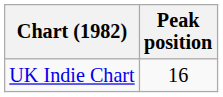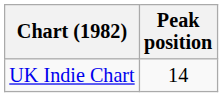(178, 75) 16 -> (178, 75) 14
